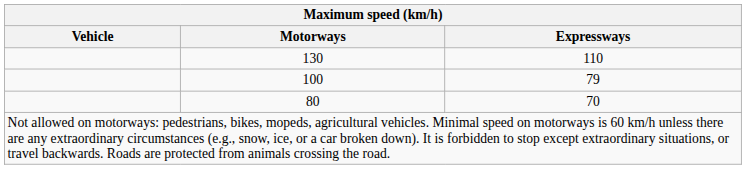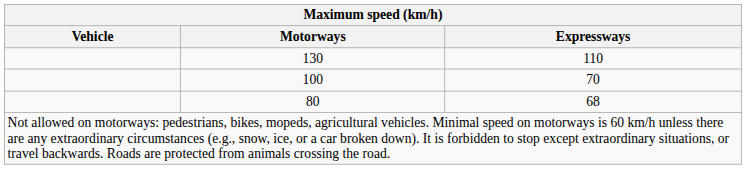(593, 79) 79 -> (593, 79) 70
(593, 101) 70 -> (593, 101) 68
